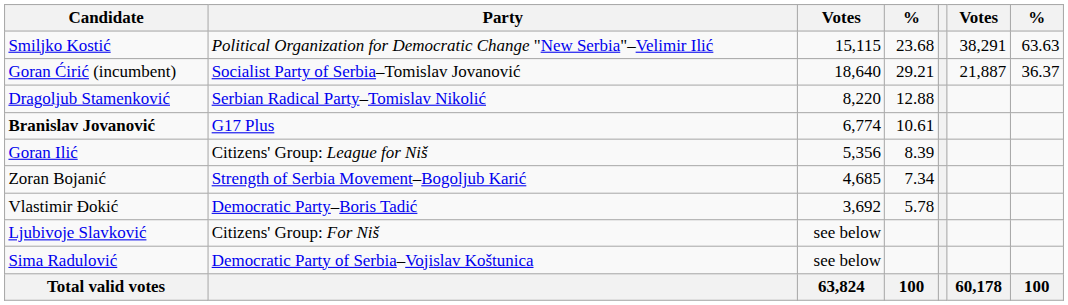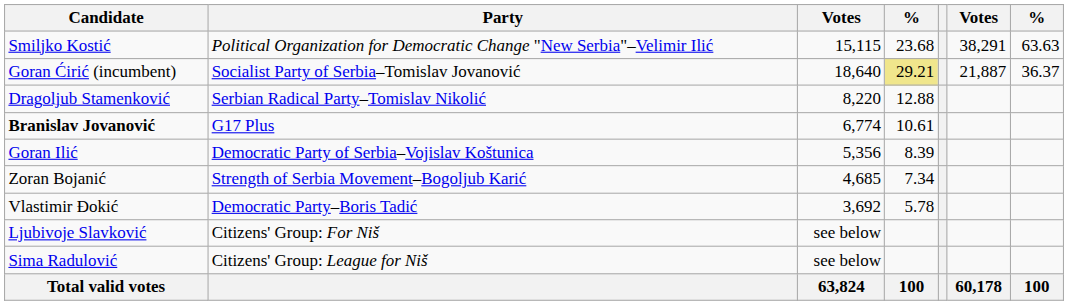(915, 71) no background -> (915, 71) khaki background
(320, 152) Citizens' Group: League for Niš -> (373, 152) Democratic Party of Serbia–Vojislav Koštunica
(373, 260) Democratic Party of Serbia–Vojislav Koštunica -> (320, 260) Citizens' Group: League for Niš
